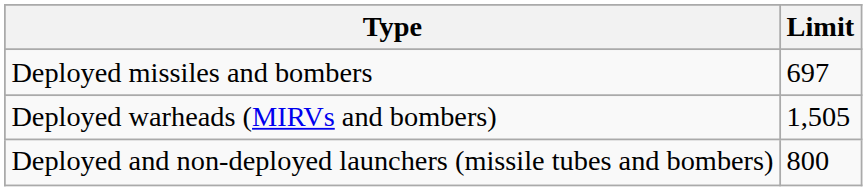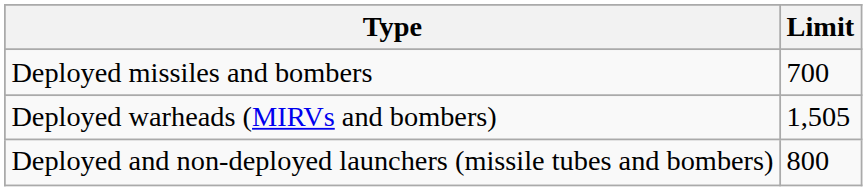(808, 71) 697 -> (808, 71) 700
